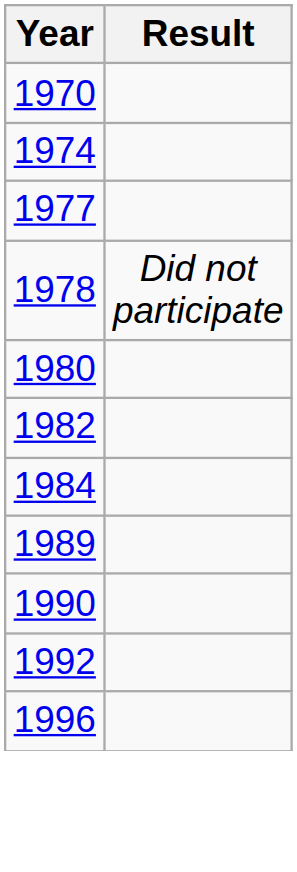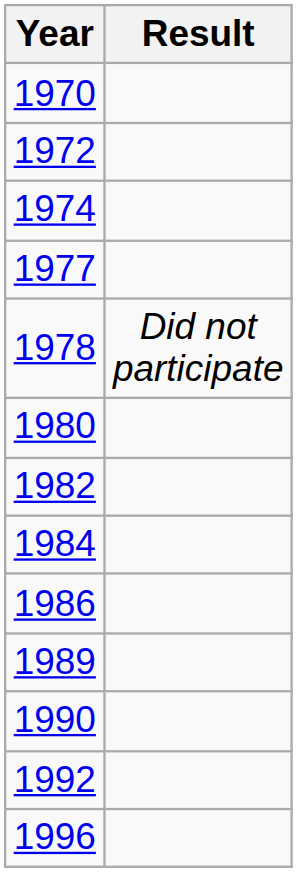+ row: (55, 151)
+ row: (55, 602)
